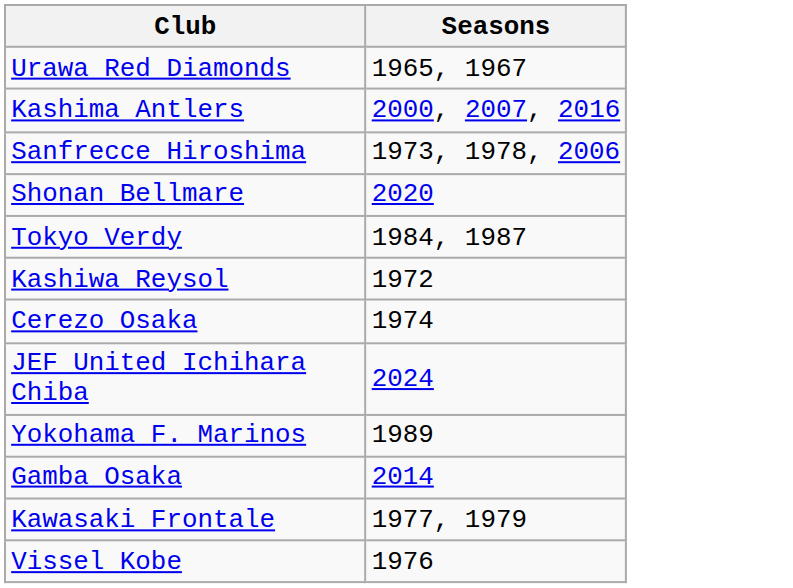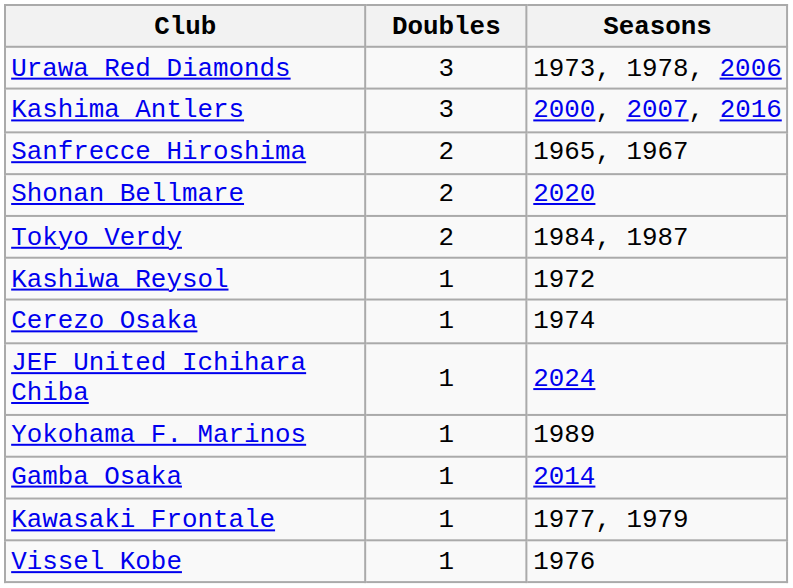+ column: (446, 26)
(449, 68) 1965, 1967 -> (657, 68) 1973, 1978, 2006
(496, 153) 1973, 1978, 2006 -> (611, 153) 1965, 1967
